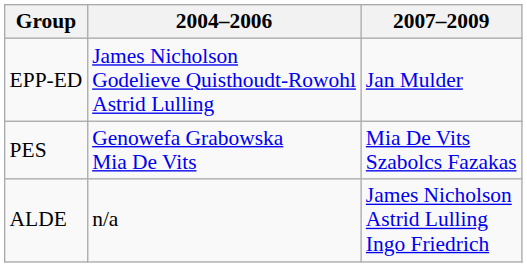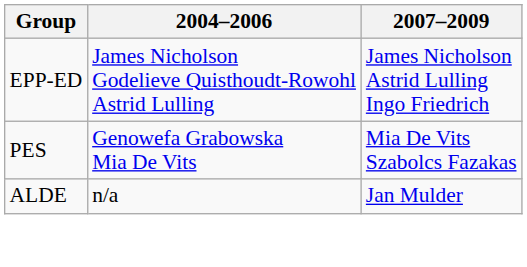(414, 79) Jan Mulder -> (439, 79) James Nicholson Astrid Lulling Ingo Friedrich
(439, 219) James Nicholson Astrid Lulling Ingo Friedrich -> (414, 195) Jan Mulder
